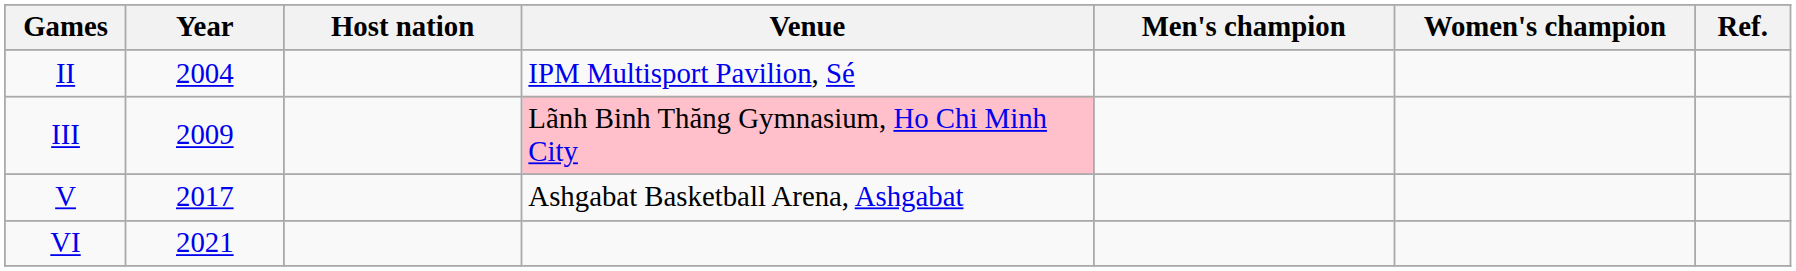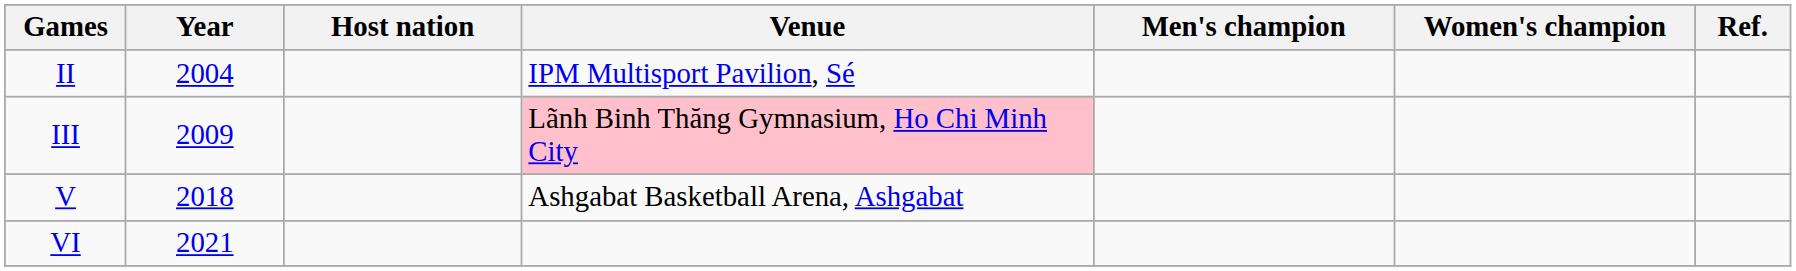(205, 196) 2017 -> (205, 196) 2018
